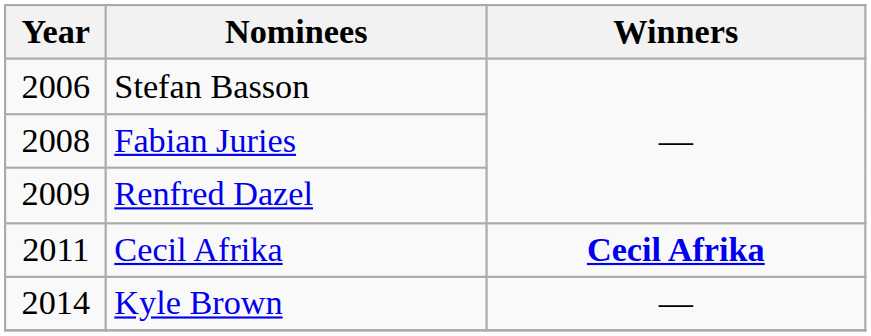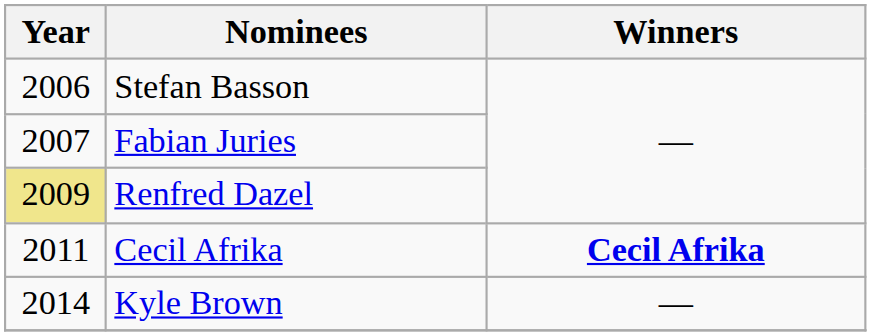(56, 140) 2008 -> (56, 140) 2007
(56, 194) no background -> (56, 194) khaki background
